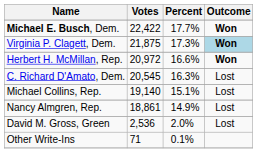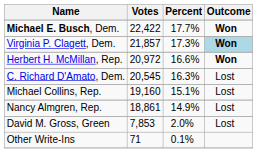(145, 44) 21,875 -> (145, 44) 21,857
(145, 92) 19,140 -> (145, 92) 19,160
(142, 124) 2,536 -> (142, 124) 7,853
